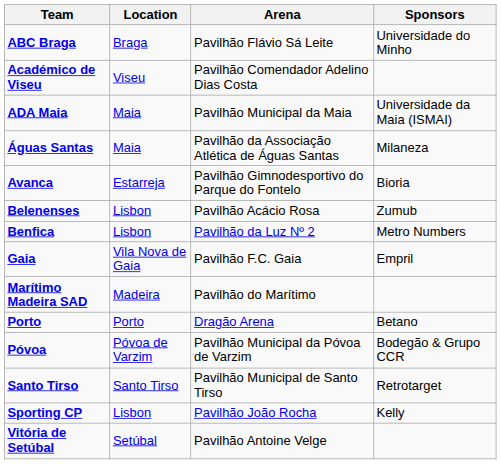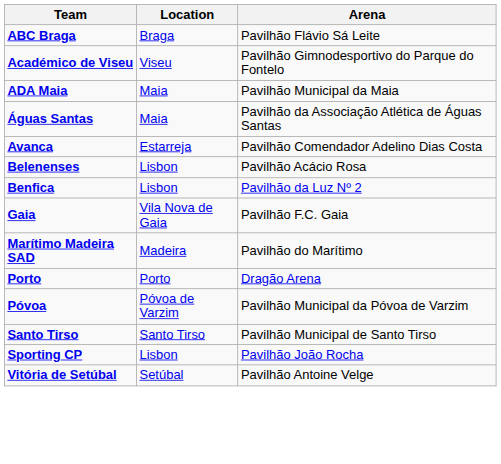- column: (435, 14)
(281, 77) Pavilhão Comendador Adelino Dias Costa -> (357, 63) Pavilhão Gimnodesportivo do Parque do Fontelo
(279, 183) Pavilhão Gimnodesportivo do Parque do Fontelo -> (362, 146) Pavilhão Comendador Adelino Dias Costa
